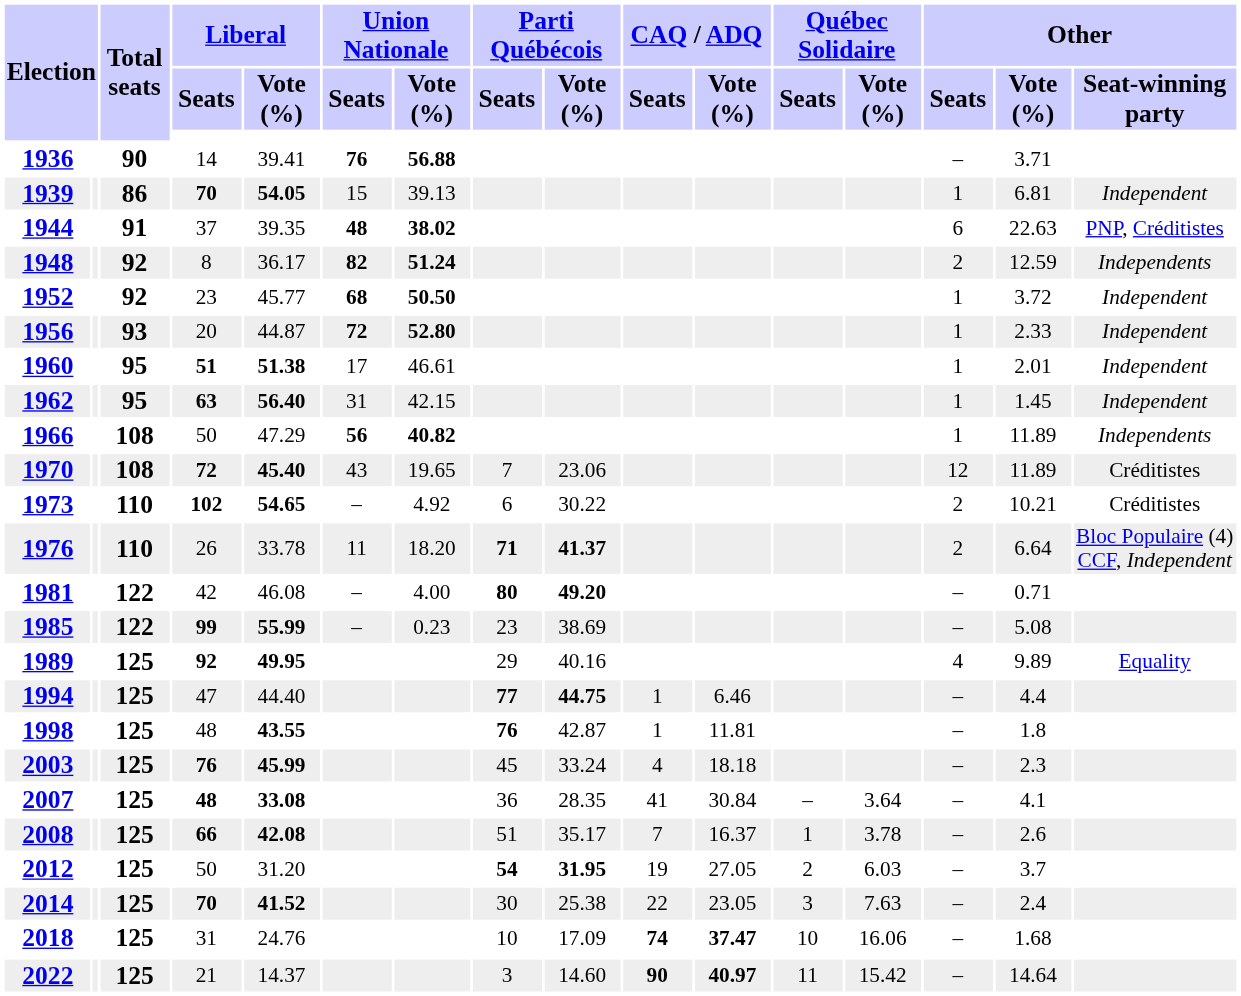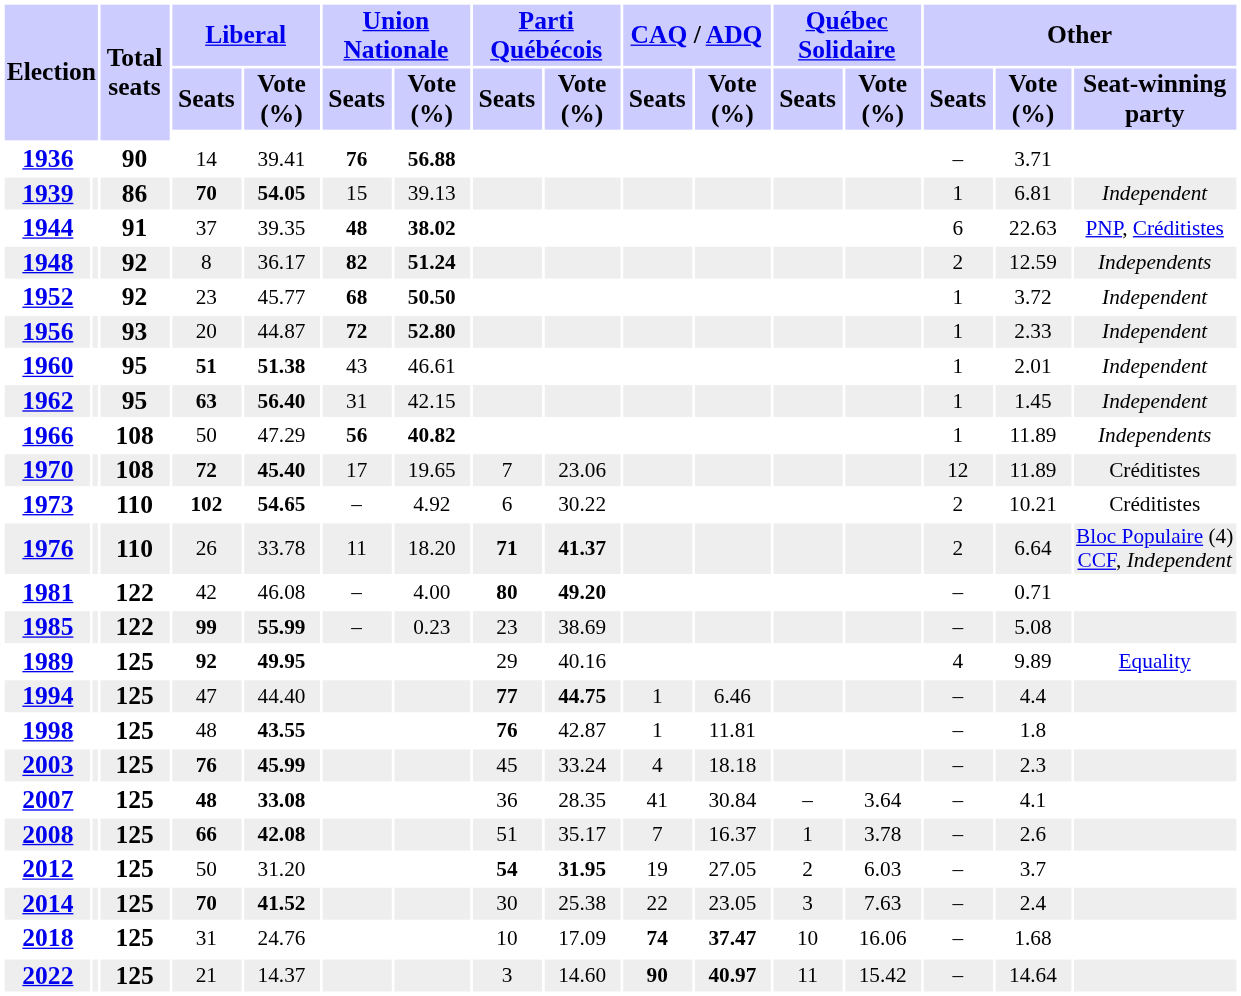(357, 366) 17 -> (357, 366) 43
(357, 469) 43 -> (357, 469) 17
